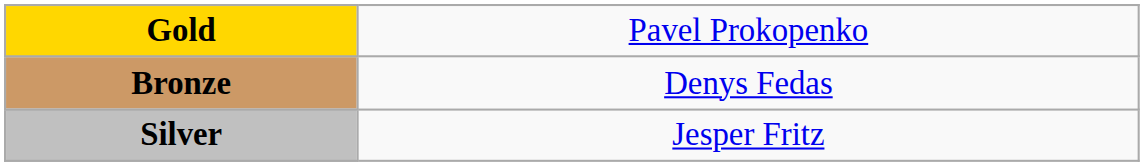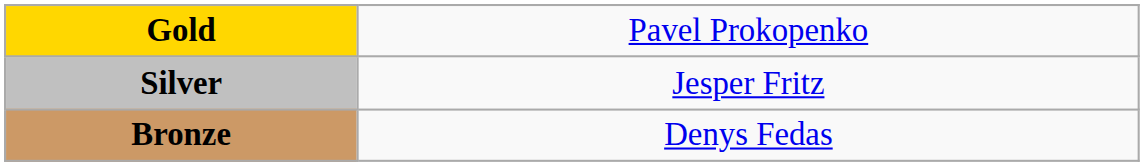rows swapped: (181, 134) <-> (181, 82)
